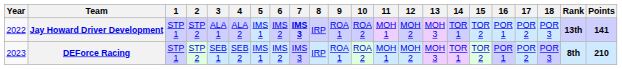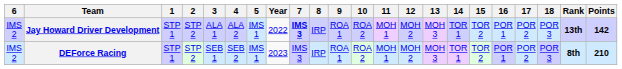columns swapped: (16, 11) <-> (280, 11)
(601, 29) 141 -> (601, 29) 142
